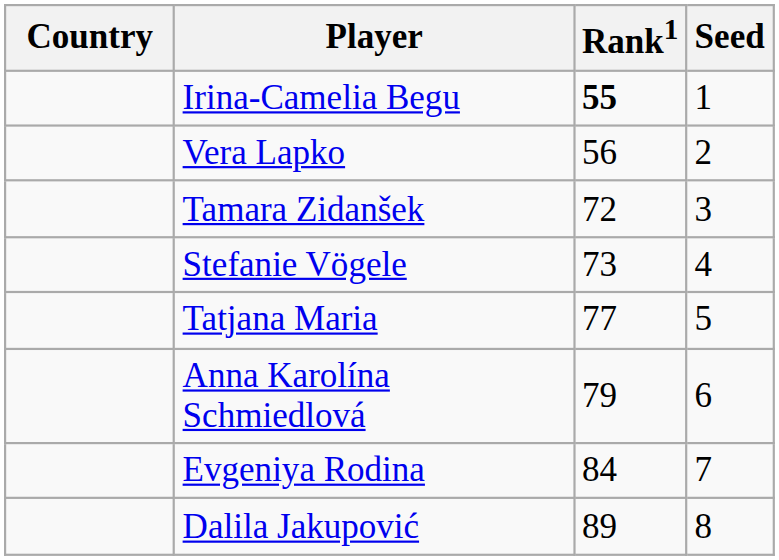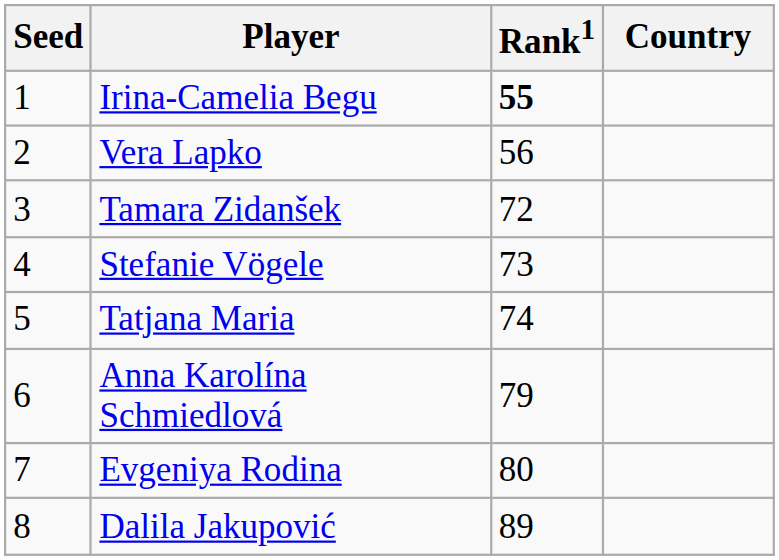columns swapped: (90, 37) <-> (730, 37)
(600, 319) 77 -> (516, 319) 74
(600, 470) 84 -> (516, 470) 80
